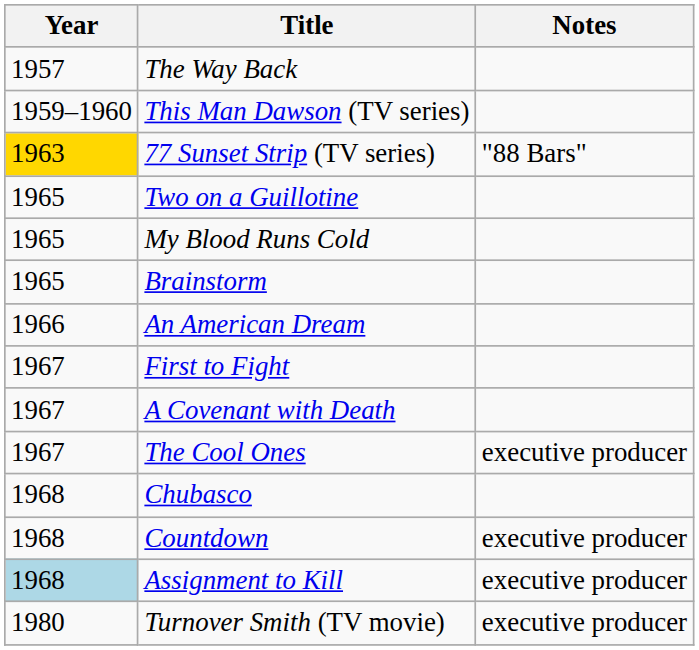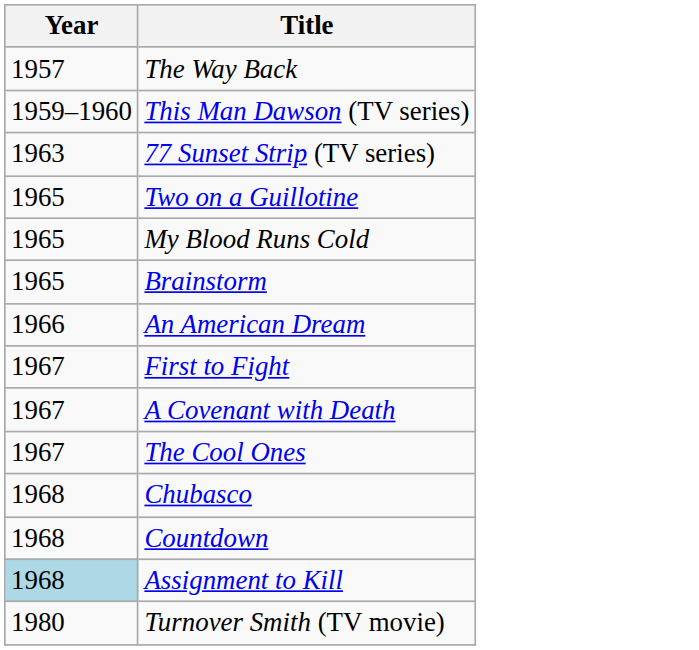- column: (584, 25)
(38, 153) gold background -> (38, 153) no background
